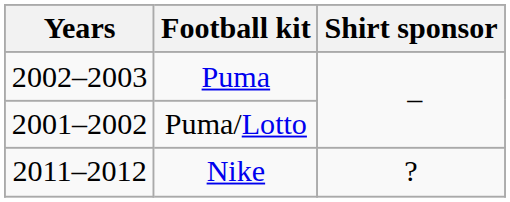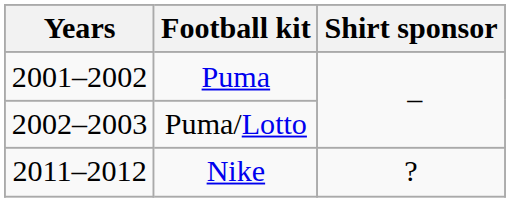(80, 76) 2002–2003 -> (80, 76) 2001–2002
(80, 123) 2001–2002 -> (80, 123) 2002–2003
